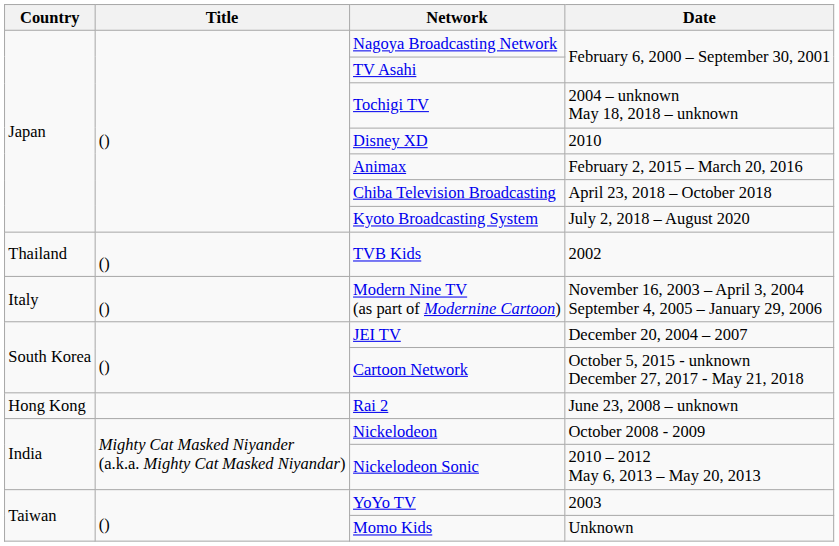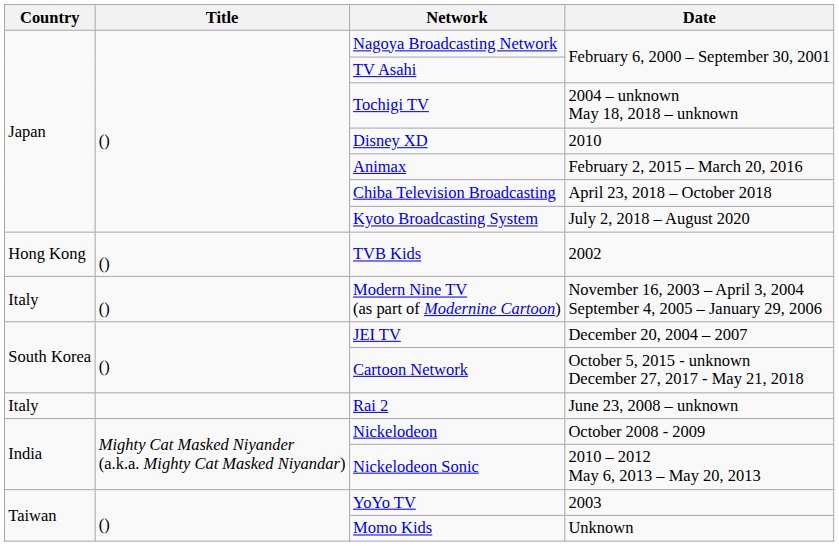(38, 254) Thailand -> (47, 254) Hong Kong
(47, 405) Hong Kong -> (23, 405) Italy
